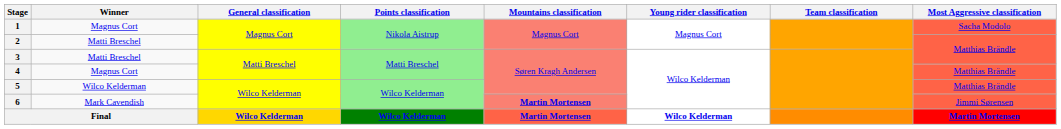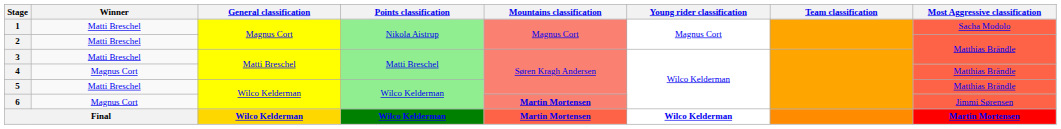(114, 27) Magnus Cort -> (114, 27) Matti Breschel
(114, 87) Wilco Kelderman -> (114, 87) Matti Breschel
(114, 101) Mark Cavendish -> (114, 101) Magnus Cort
